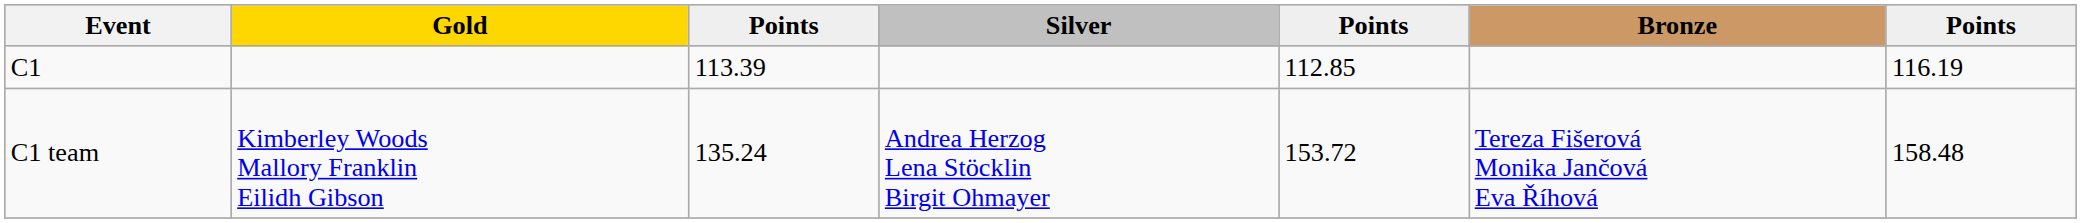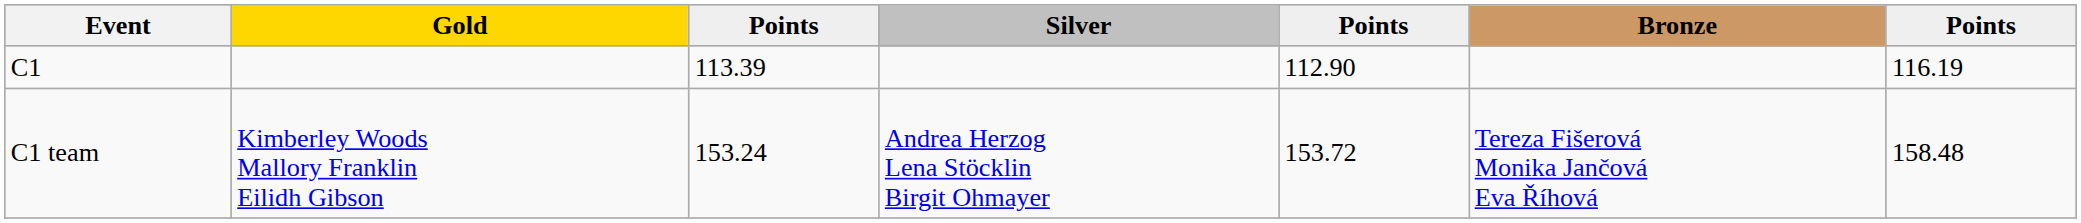(1320, 66) 112.85 -> (1320, 66) 112.90
(731, 152) 135.24 -> (731, 152) 153.24
